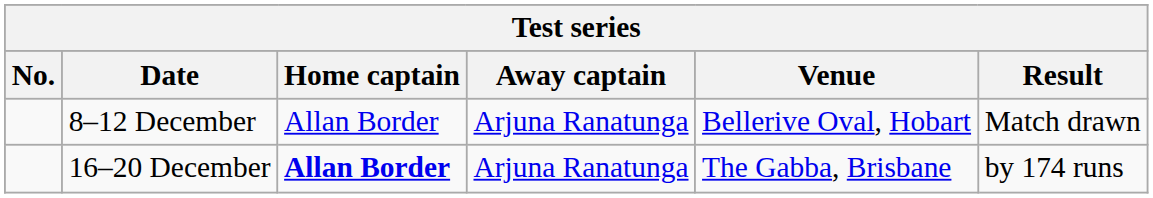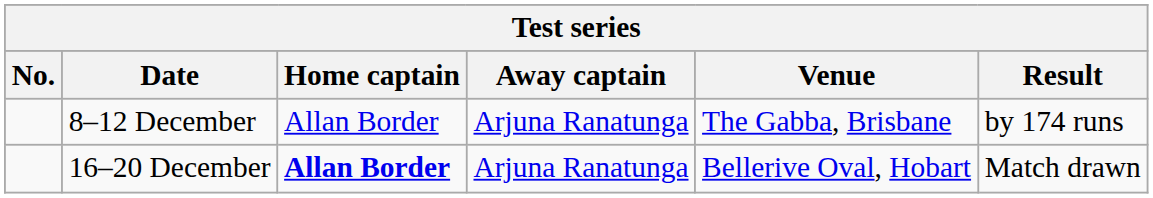(837, 121) Bellerive Oval, Hobart -> (827, 121) The Gabba, Brisbane
(1063, 121) Match drawn -> (1054, 121) by 174 runs
(827, 167) The Gabba, Brisbane -> (837, 167) Bellerive Oval, Hobart
(1054, 167) by 174 runs -> (1063, 167) Match drawn
